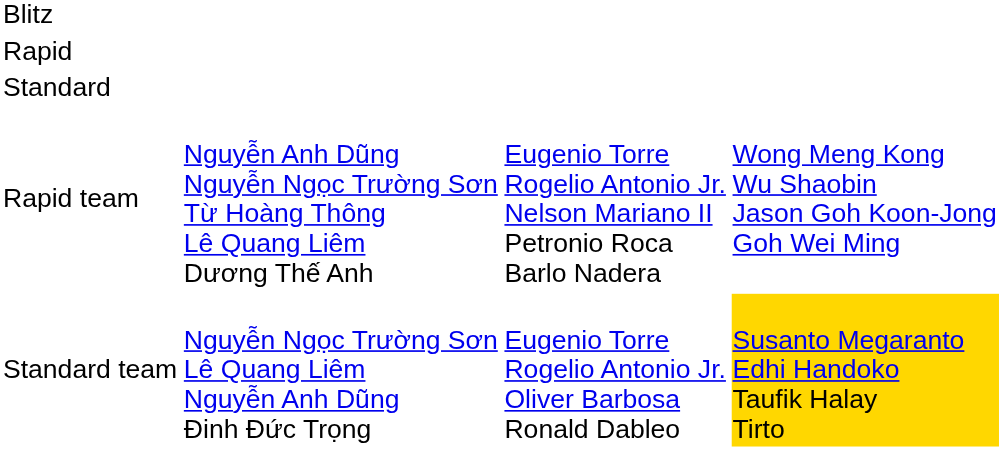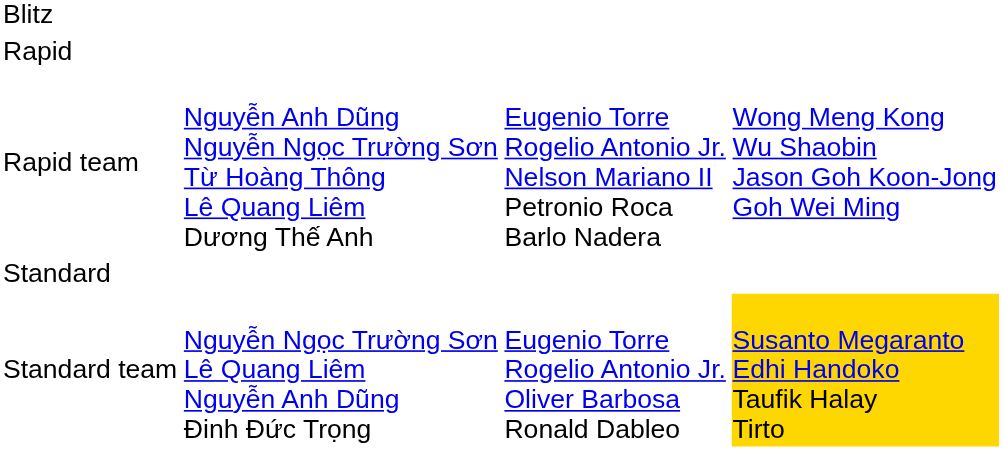rows swapped: (57, 87) <-> (71, 198)
